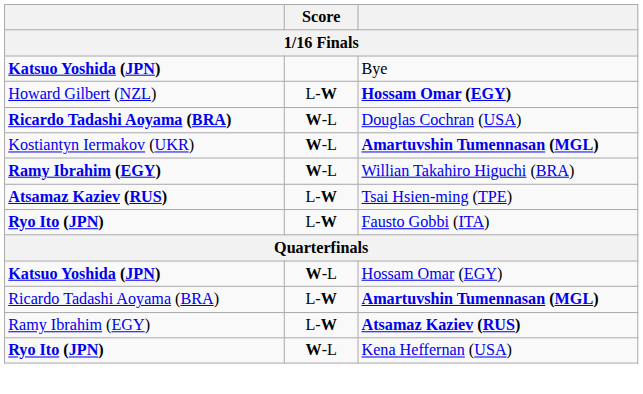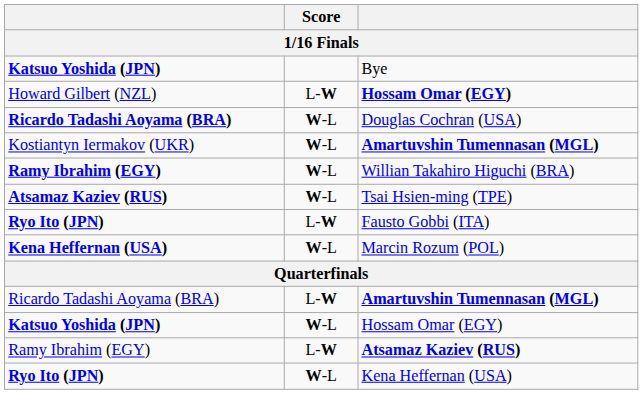(321, 196) L-W -> (321, 196) W-L
+ row: (88, 247)
rows swapped: (84, 273) <-> (114, 299)
